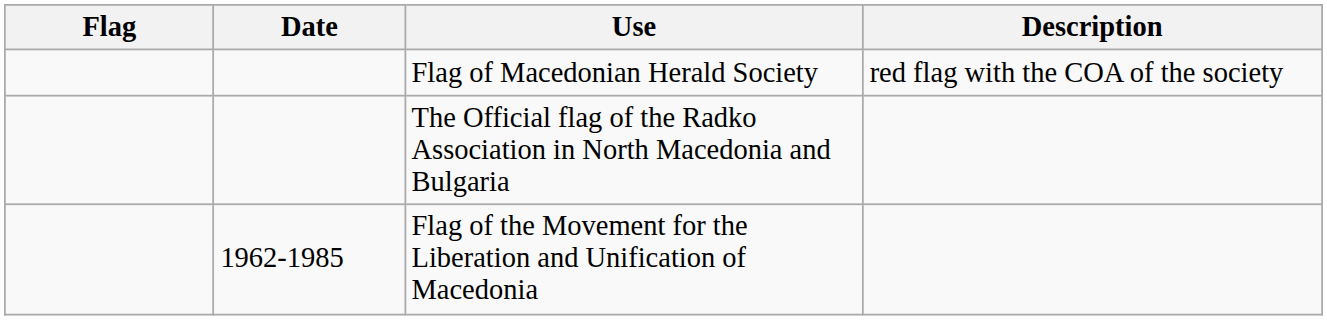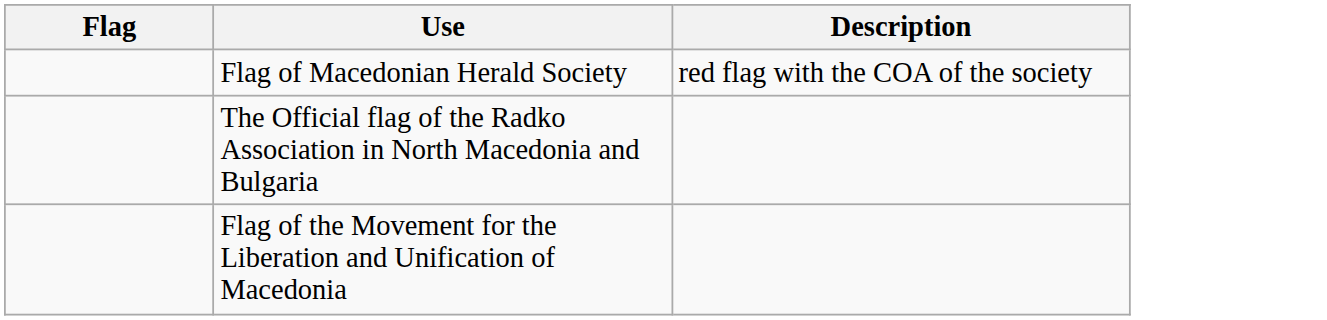- column: (309, 27)
